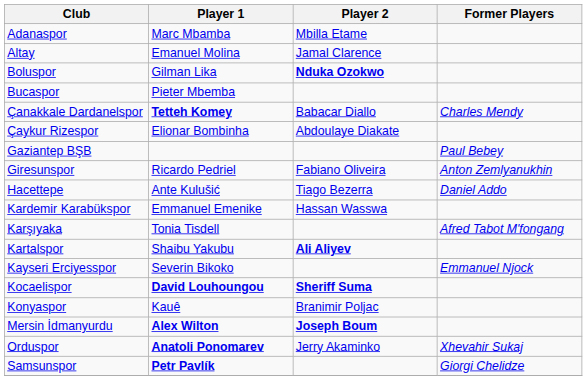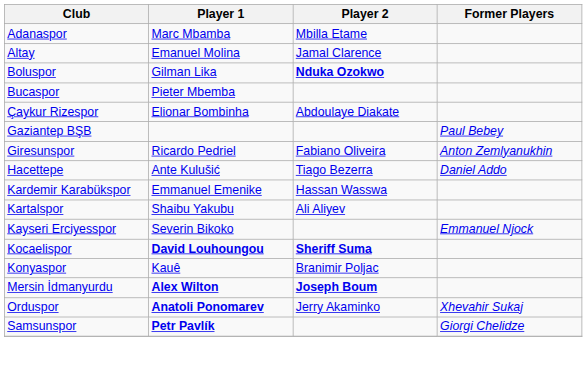- row: (75, 111)
- row: (35, 229)
(323, 248) bold -> (320, 209) normal
